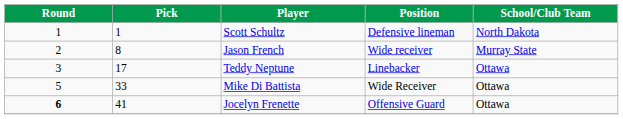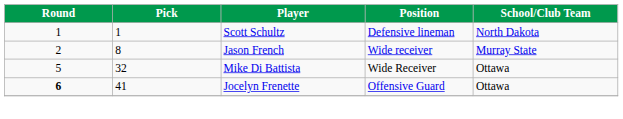- row: (259, 68)
(121, 86) 33 -> (121, 68) 32
